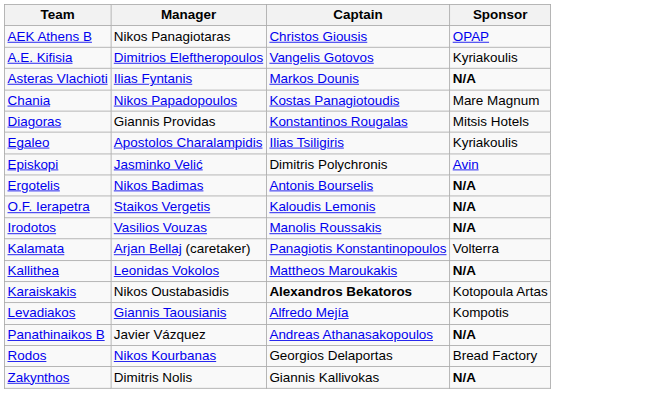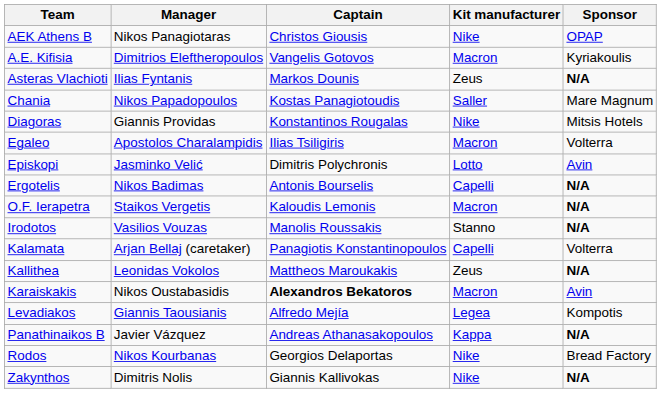+ column: (506, 15)
(485, 143) Kyriakoulis -> (590, 143) Volterra
(500, 292) Kotopoula Artas -> (579, 292) Avin
